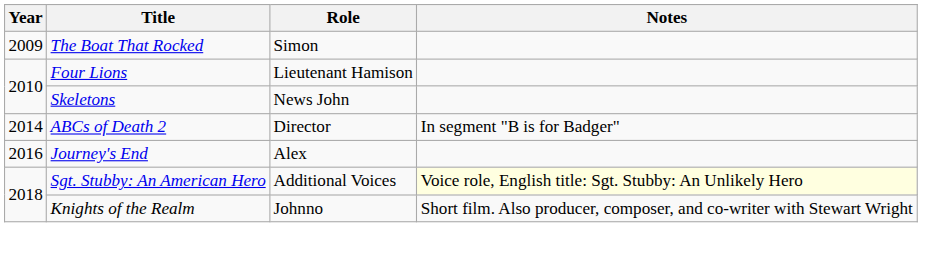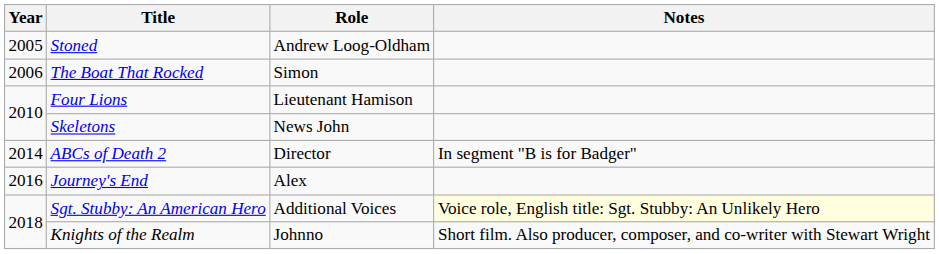+ row: (74, 45)
(26, 45) 2009 -> (26, 72) 2006
